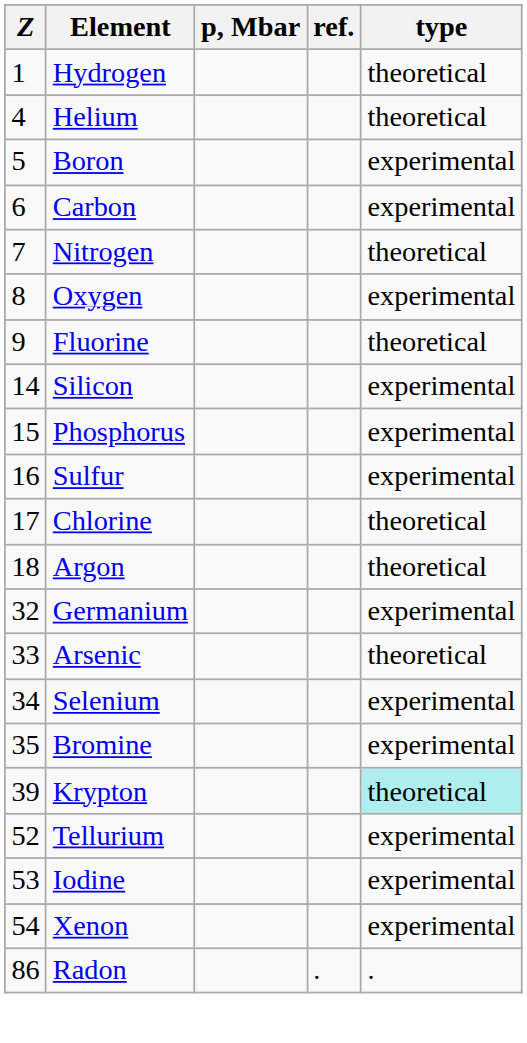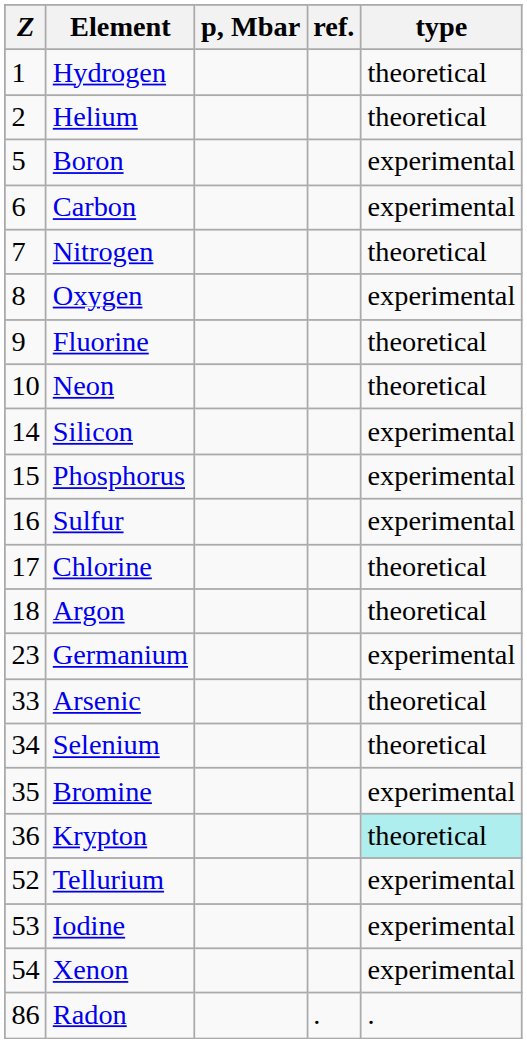(18, 116) 4 -> (18, 116) 2
+ row: (83, 386)
(26, 610) 32 -> (26, 655) 23
(441, 700) experimental -> (427, 745) theoretical
(26, 790) 39 -> (26, 835) 36
